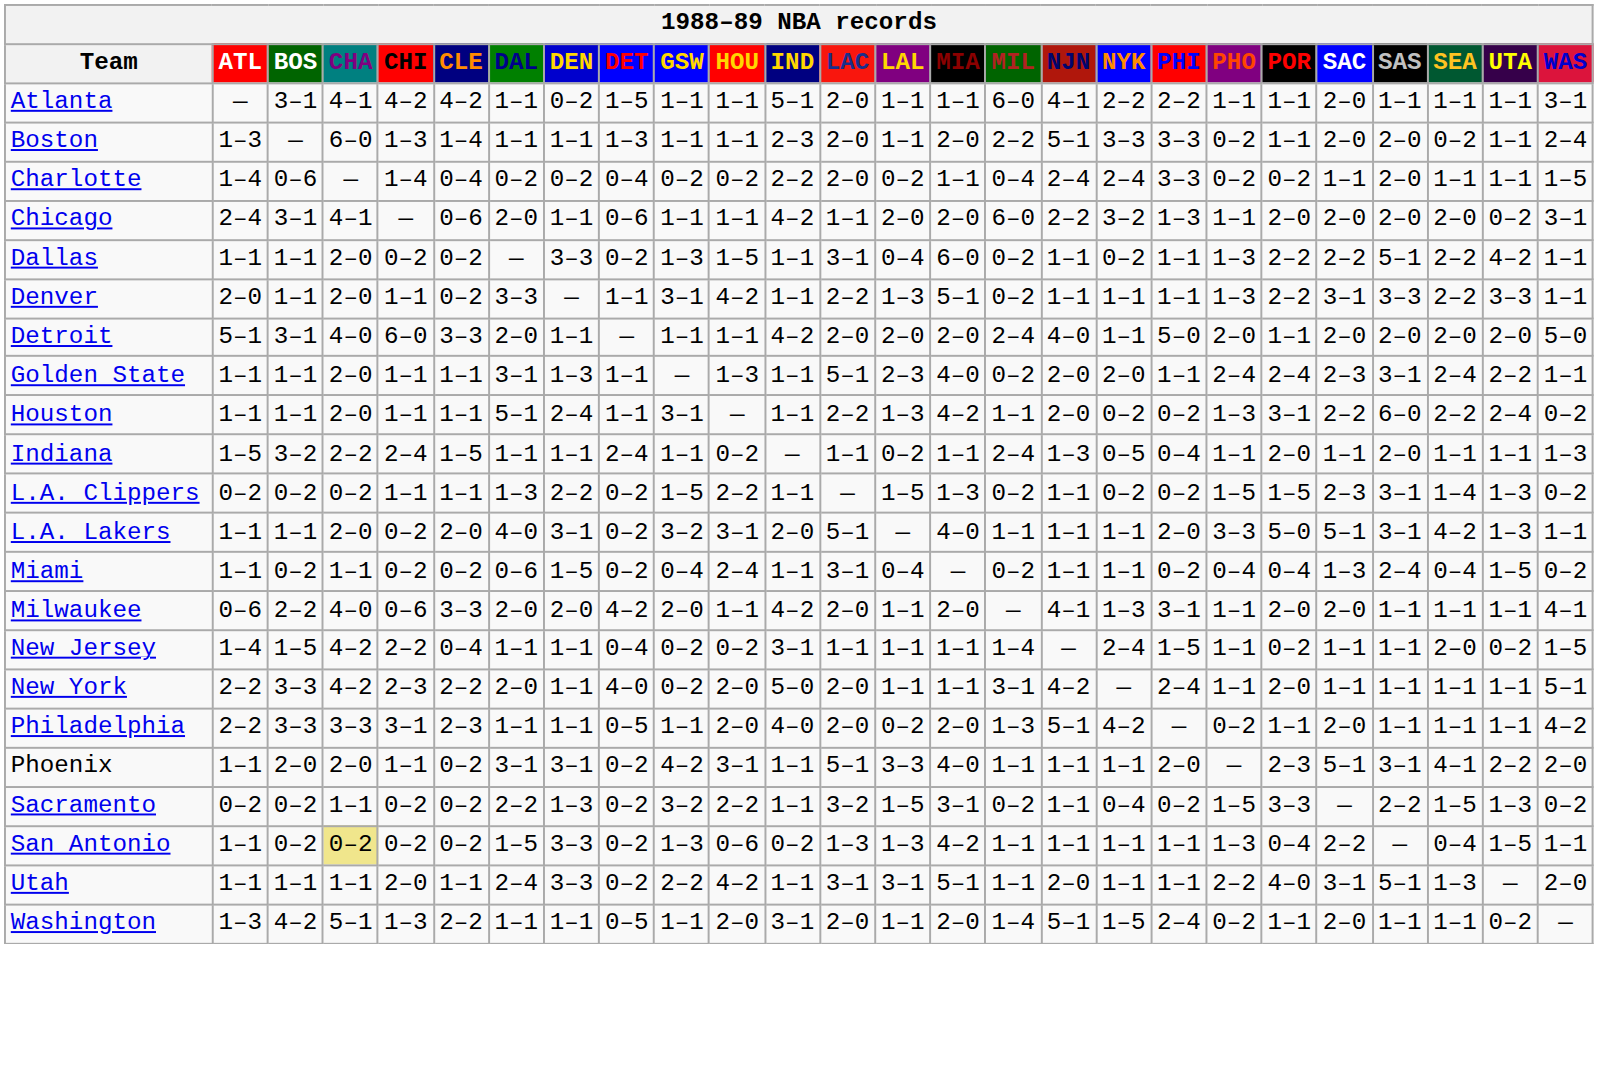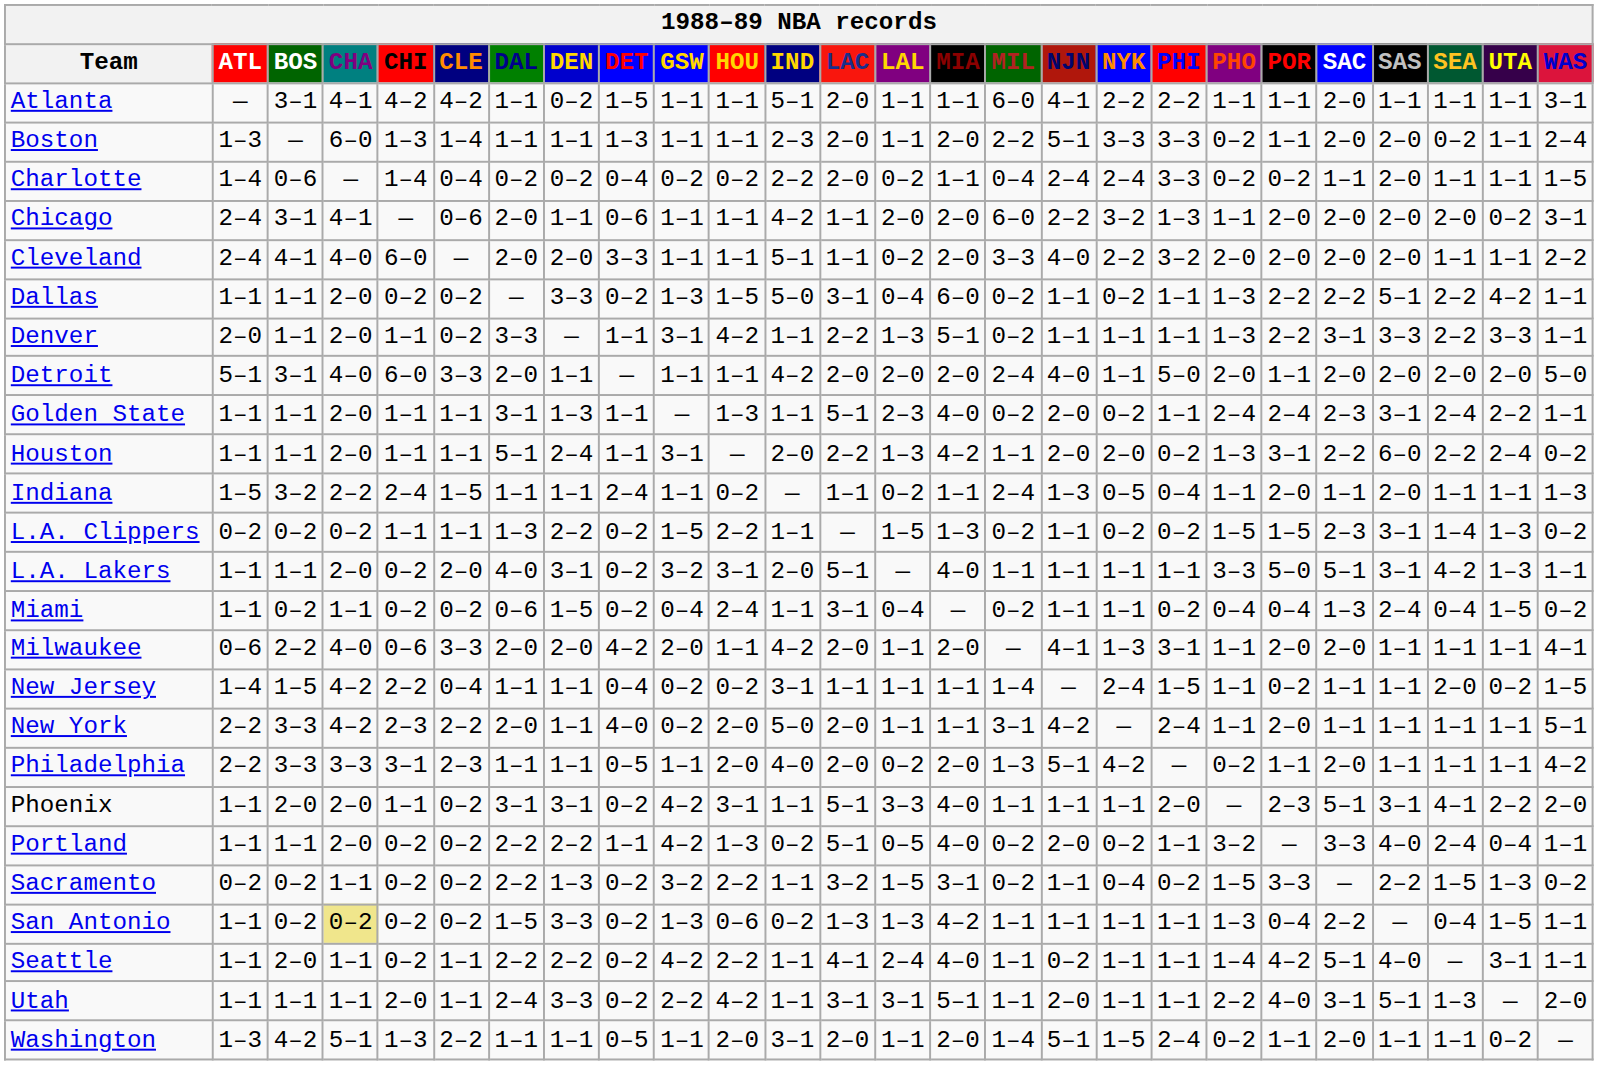+ row: (76, 259)
(792, 259) 1–1 -> (792, 298) 5–0
(1124, 377) 2–0 -> (1124, 416) 0–2
(792, 416) 1–1 -> (792, 455) 2–0
(1124, 416) 0–2 -> (1124, 455) 2–0
(1179, 533) 2–0 -> (1179, 572) 1–1
+ row: (69, 845)
+ row: (62, 963)
